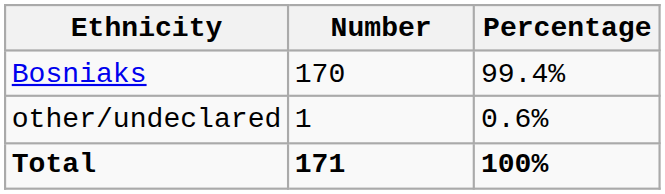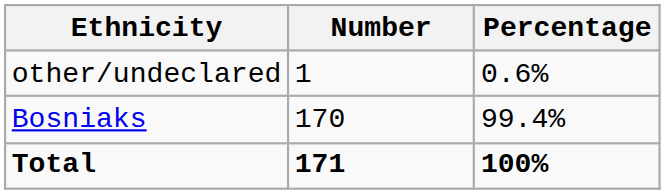rows swapped: (79, 74) <-> (147, 119)
